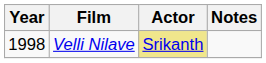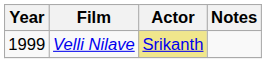(27, 44) 1998 -> (27, 44) 1999
